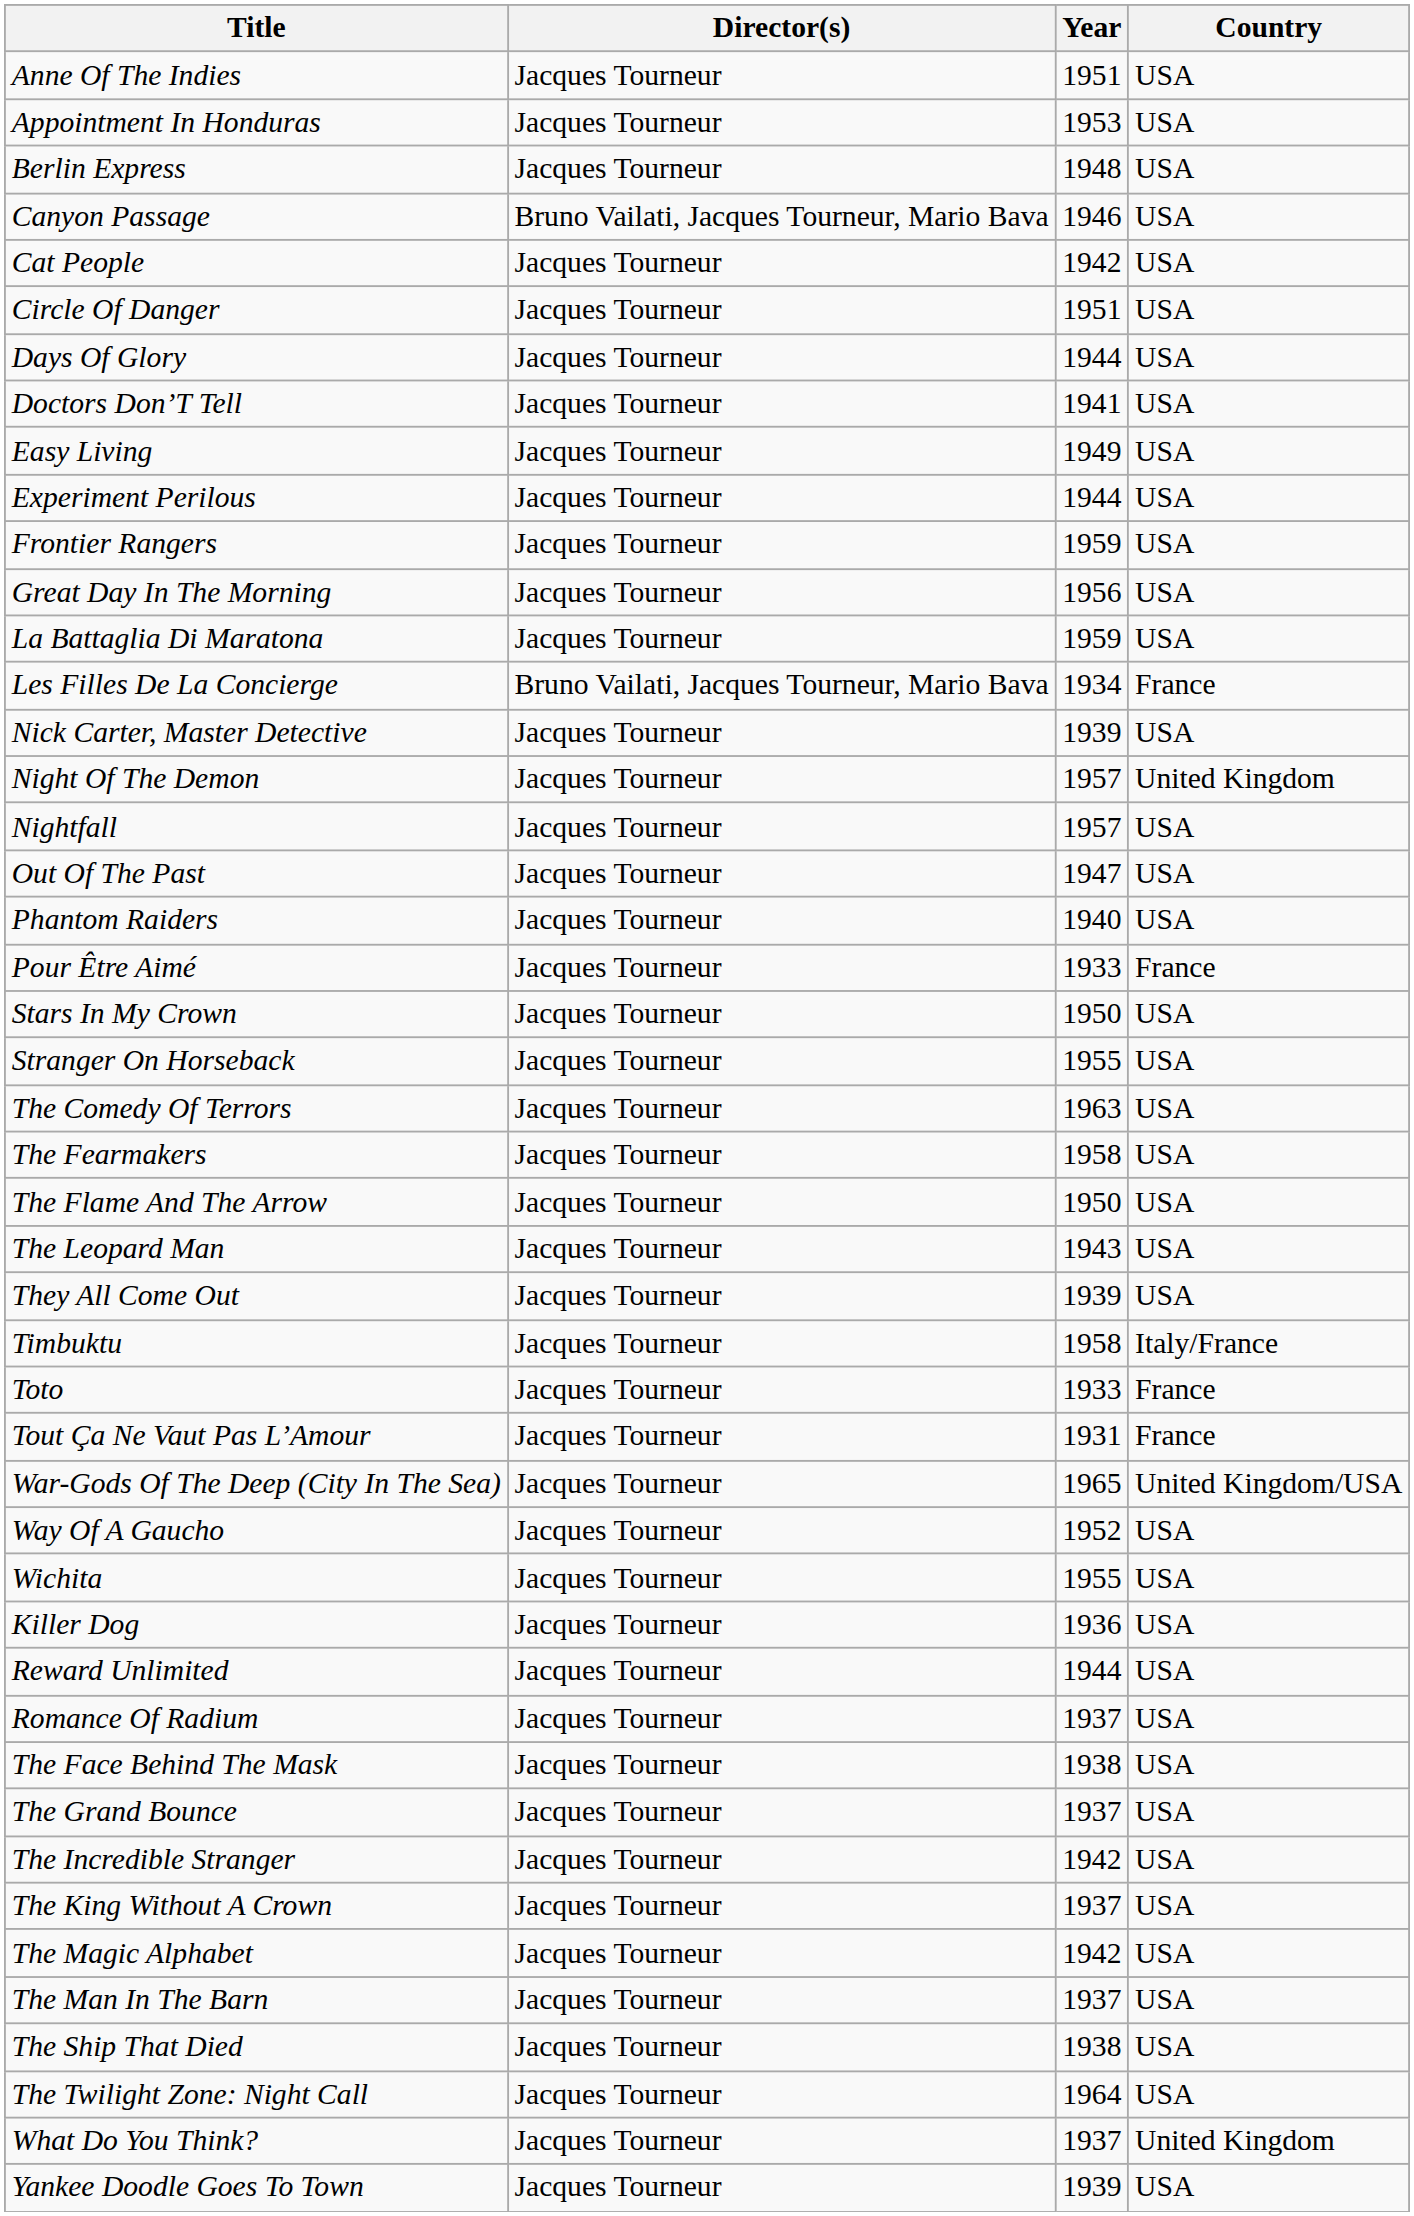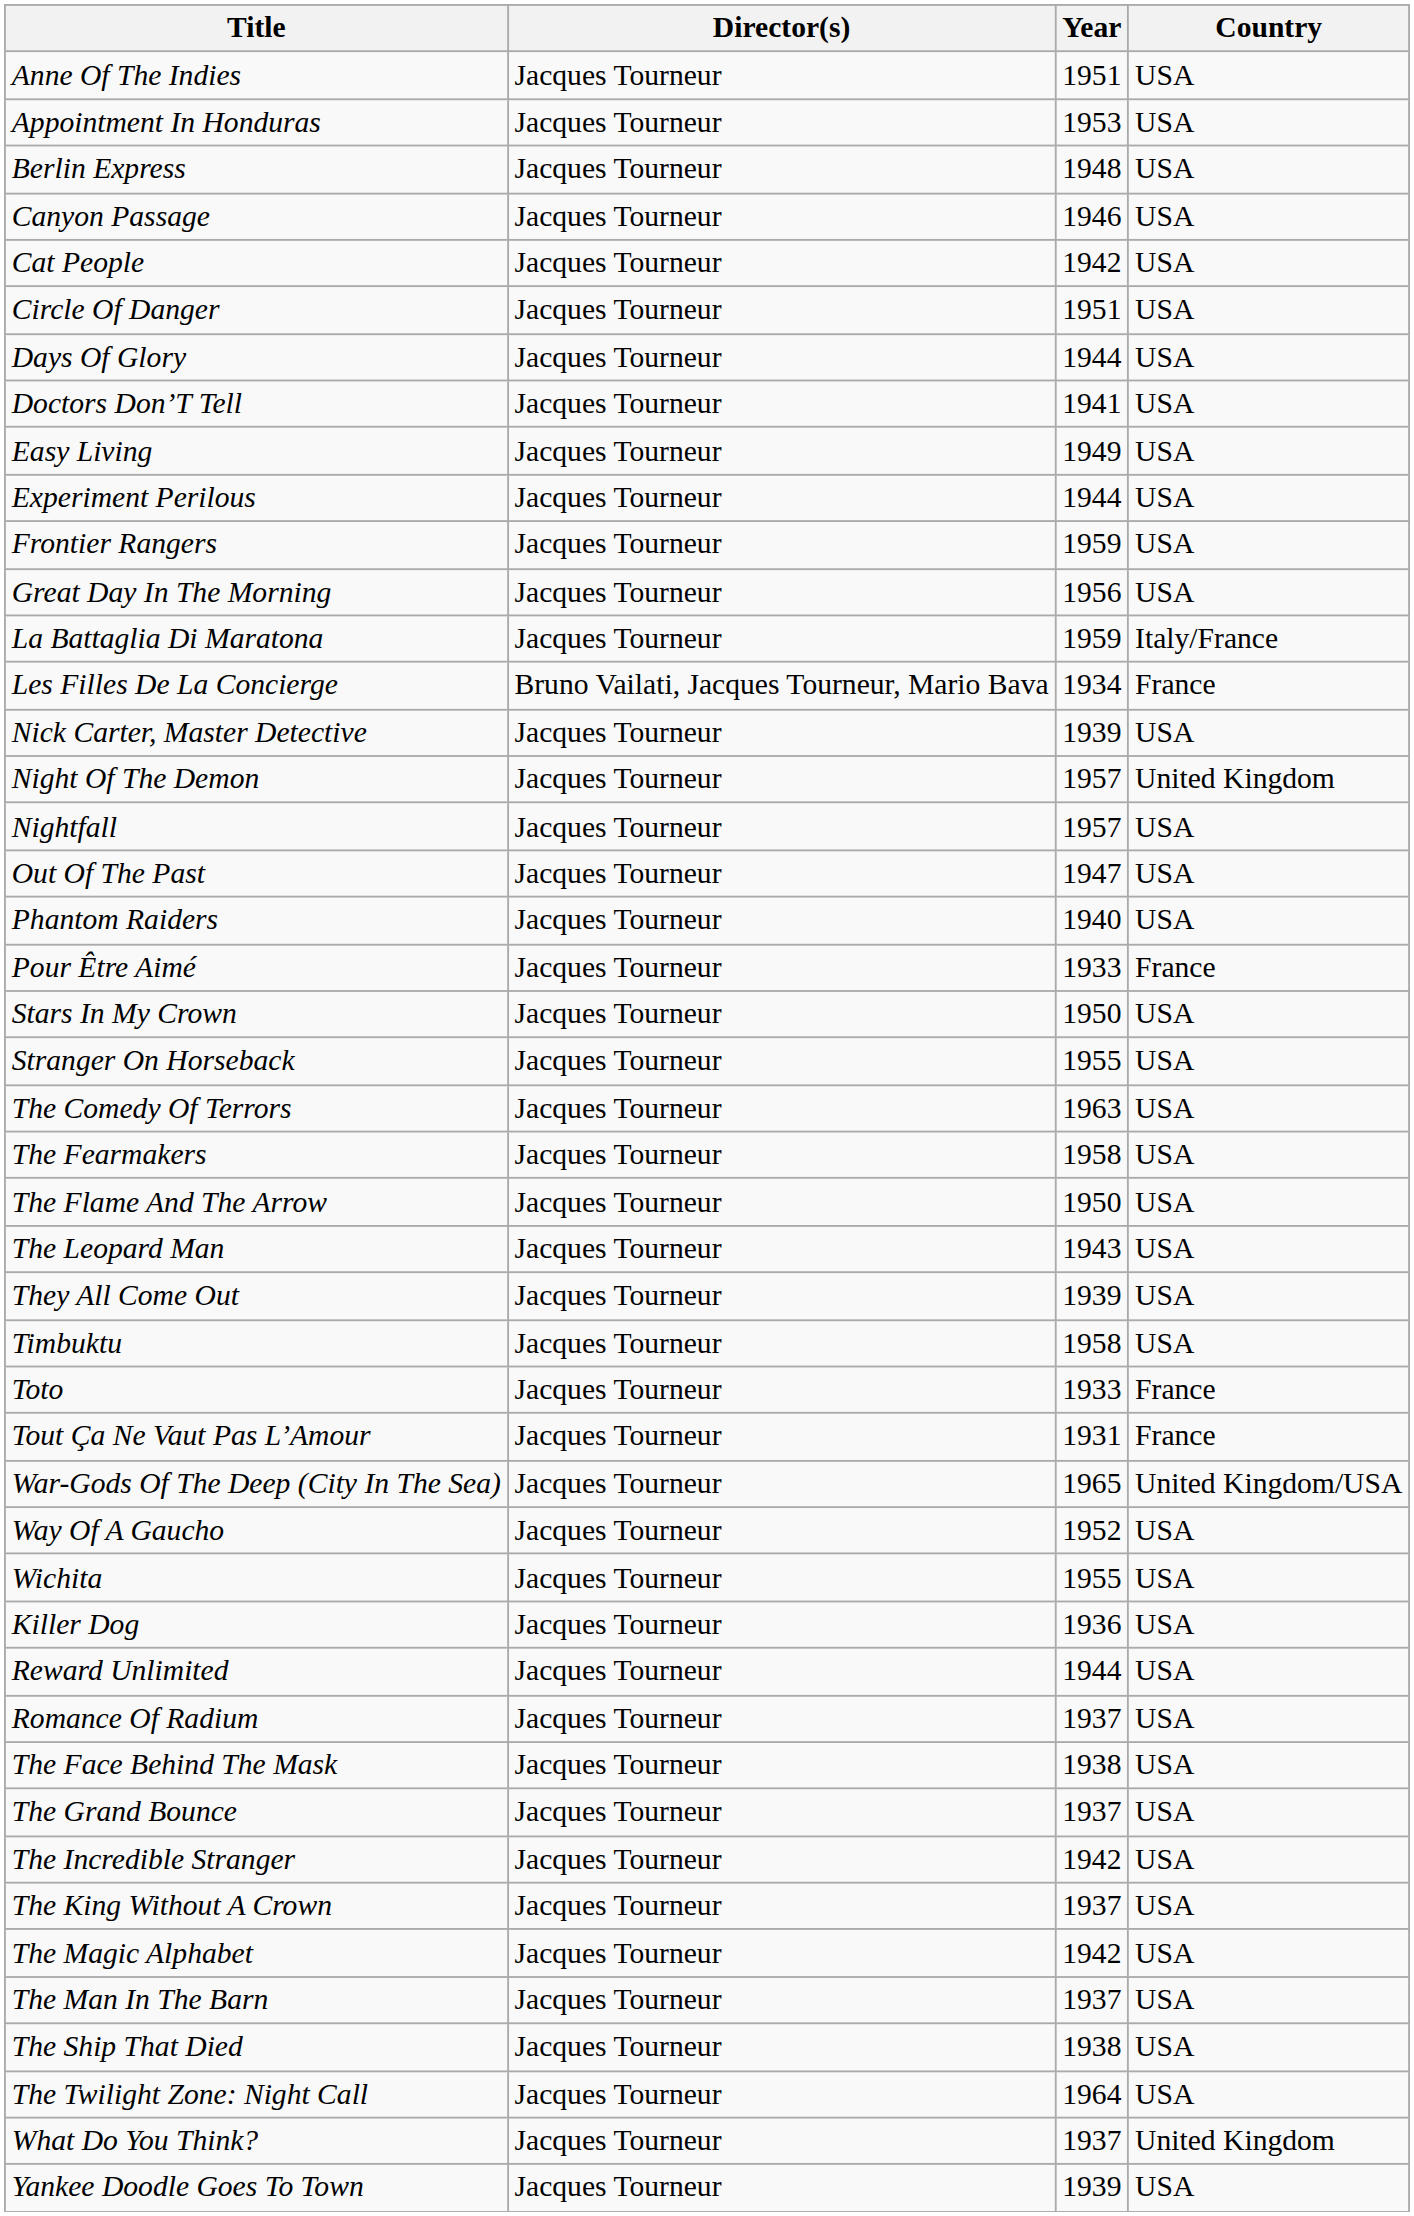(782, 215) Bruno Vailati, Jacques Tourneur, Mario Bava -> (618, 215) Jacques Tourneur
(1165, 638) USA -> (1207, 638) Italy/France
(1207, 1342) Italy/France -> (1165, 1342) USA
